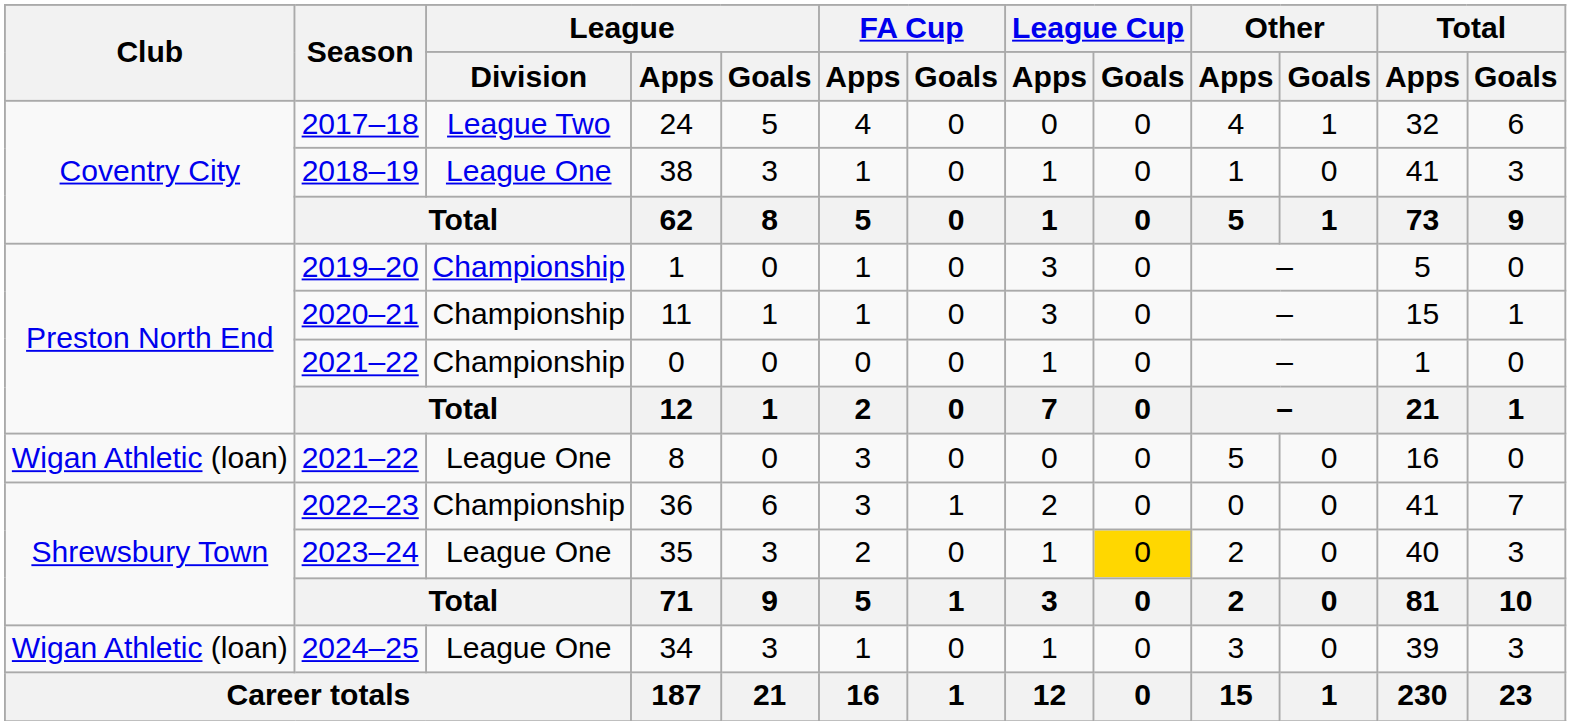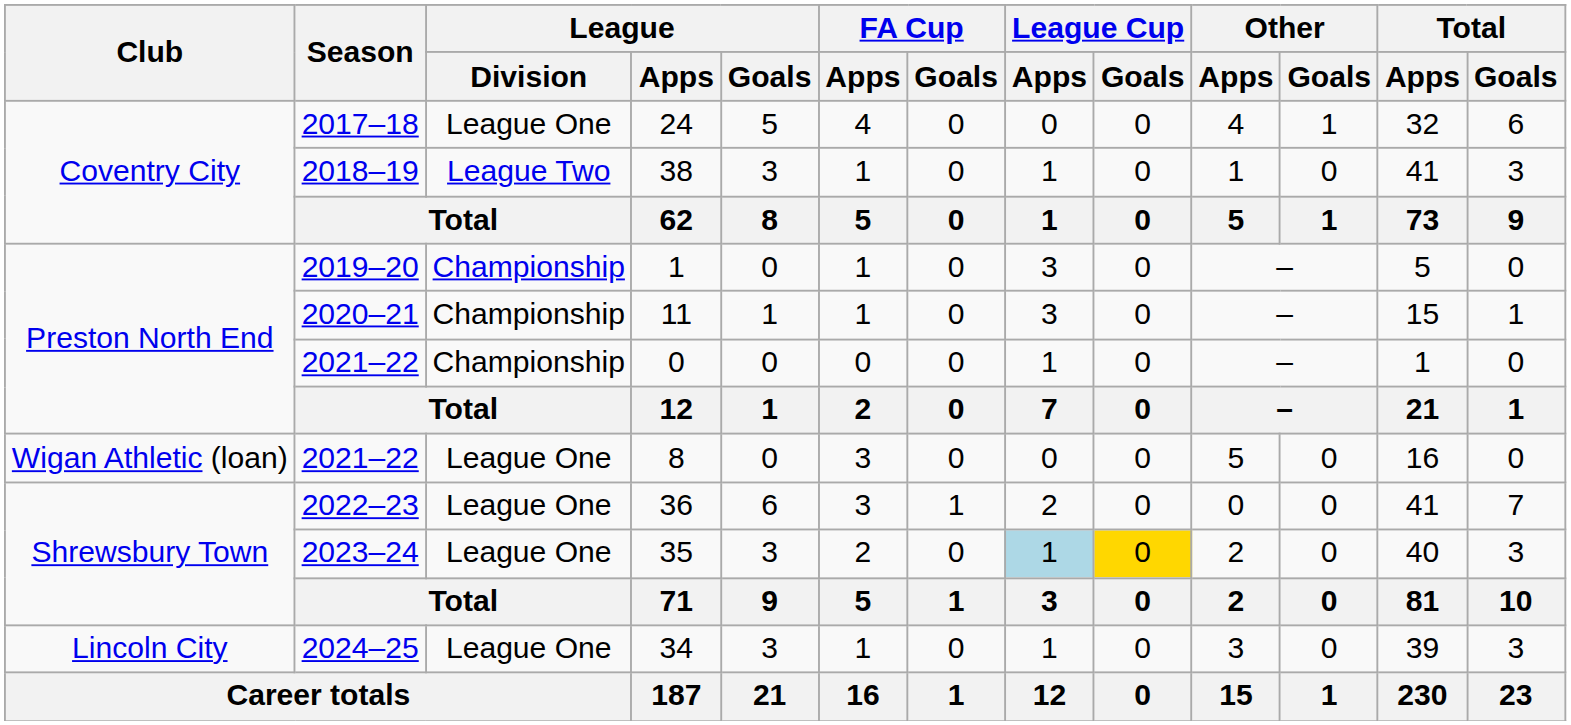(529, 123) League Two -> (529, 123) League One
(529, 171) League One -> (529, 171) League Two
(529, 505) Championship -> (529, 505) League One
(1049, 553) no background -> (1049, 553) lightblue background
(150, 648) Wigan Athletic (loan) -> (150, 648) Lincoln City
